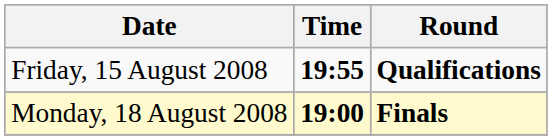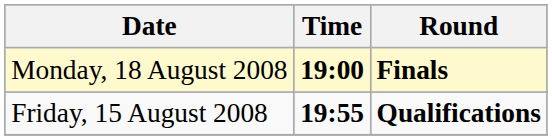rows swapped: (139, 69) <-> (149, 112)
